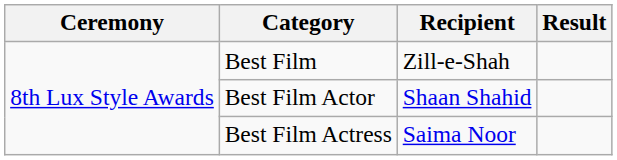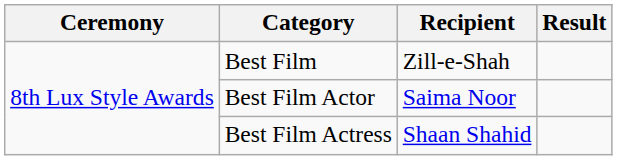(467, 97) Shaan Shahid -> (459, 97) Saima Noor
(459, 135) Saima Noor -> (467, 135) Shaan Shahid
